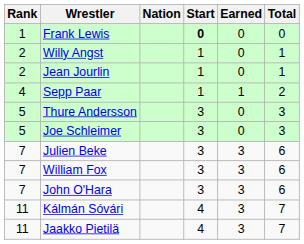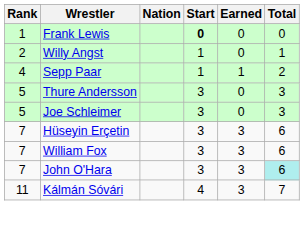- row: (76, 72)
- row: (75, 151)
+ row: (86, 131)
(282, 190) no background -> (282, 170) paleturquoise background
- row: (81, 229)
